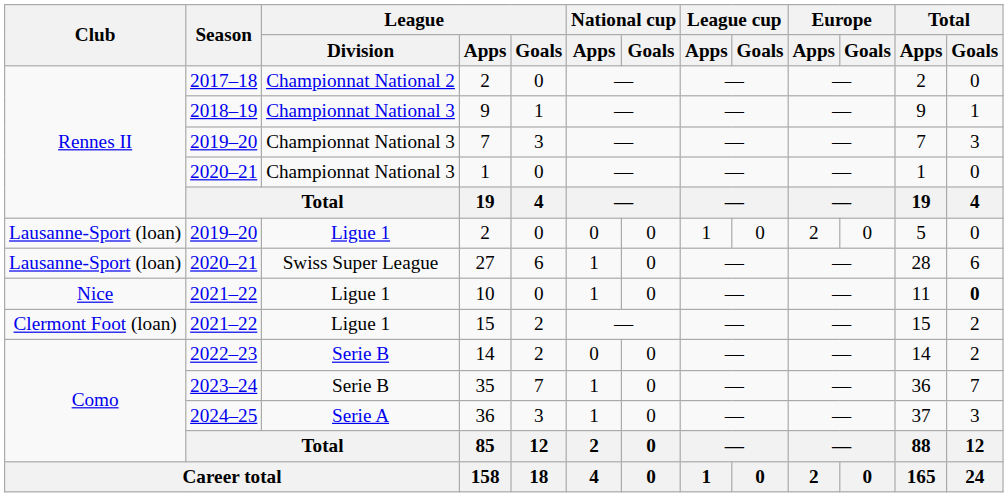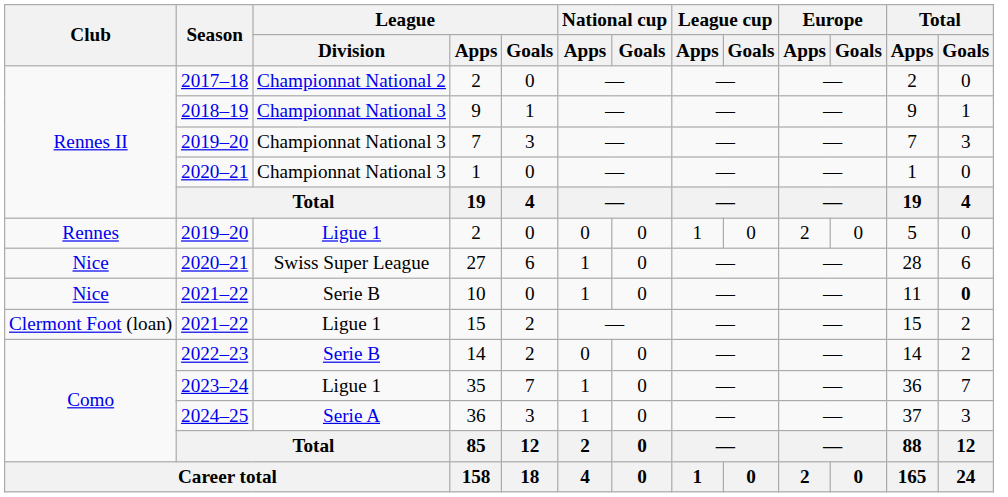(95, 232) Lausanne-Sport (loan) -> (91, 232) Rennes
(95, 263) Lausanne-Sport (loan) -> (91, 263) Nice
(361, 293) Ligue 1 -> (351, 293) Serie B
(361, 385) Serie B -> (351, 385) Ligue 1
